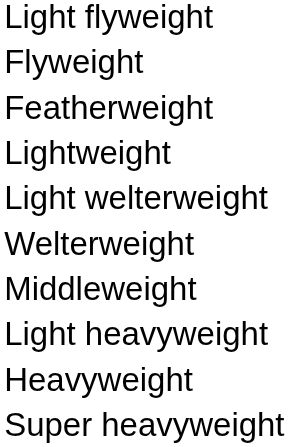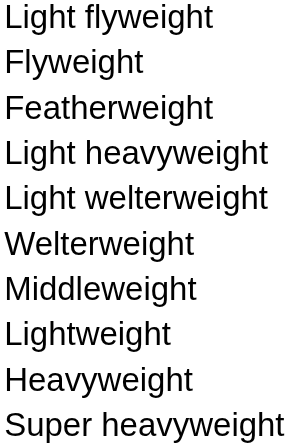rows swapped: (88, 153) <-> (136, 334)
